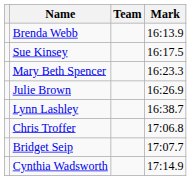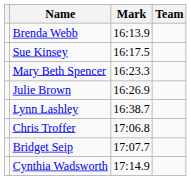columns swapped: (127, 14) <-> (165, 14)
